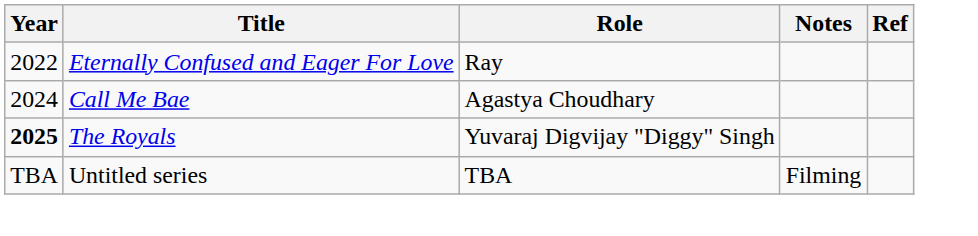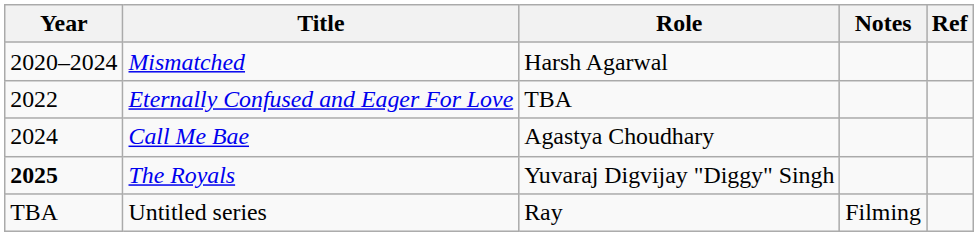+ row: (187, 61)
(484, 61) Ray -> (548, 99) TBA
(488, 174) TBA -> (543, 212) Ray
